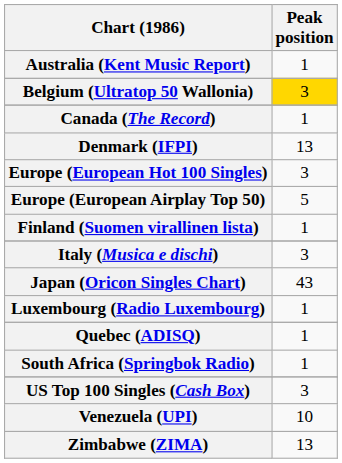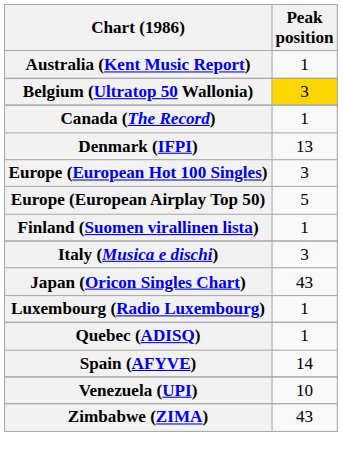- row: (138, 363)
+ row: (138, 363)
- row: (138, 390)
(304, 444) 13 -> (304, 417) 43
